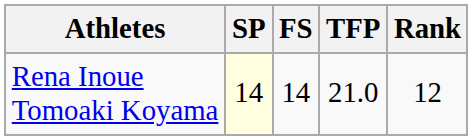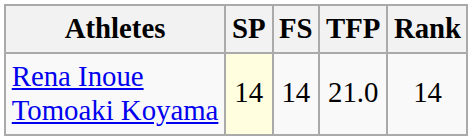(428, 93) 12 -> (428, 93) 14
